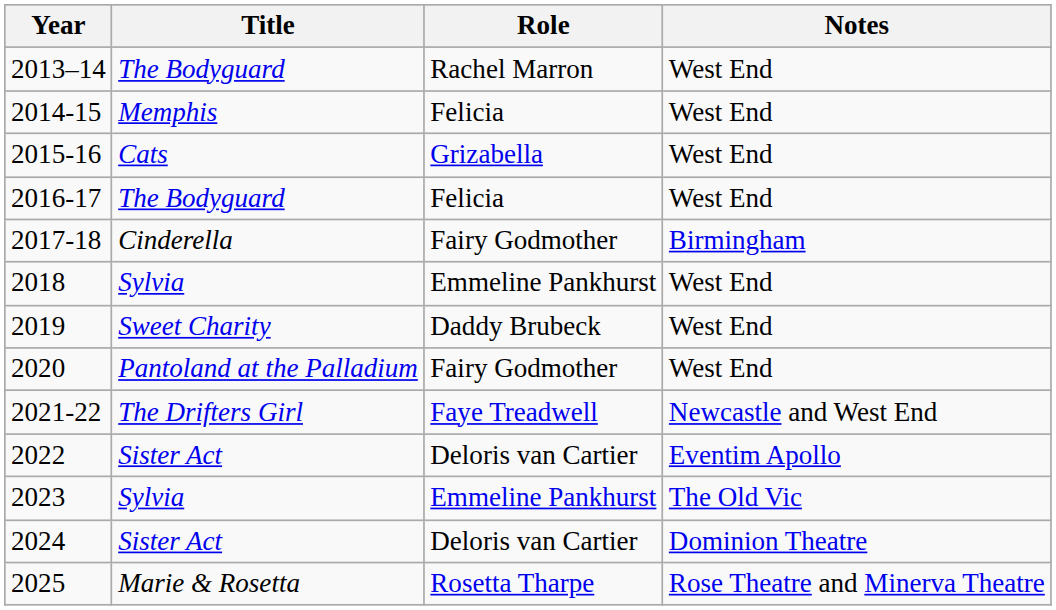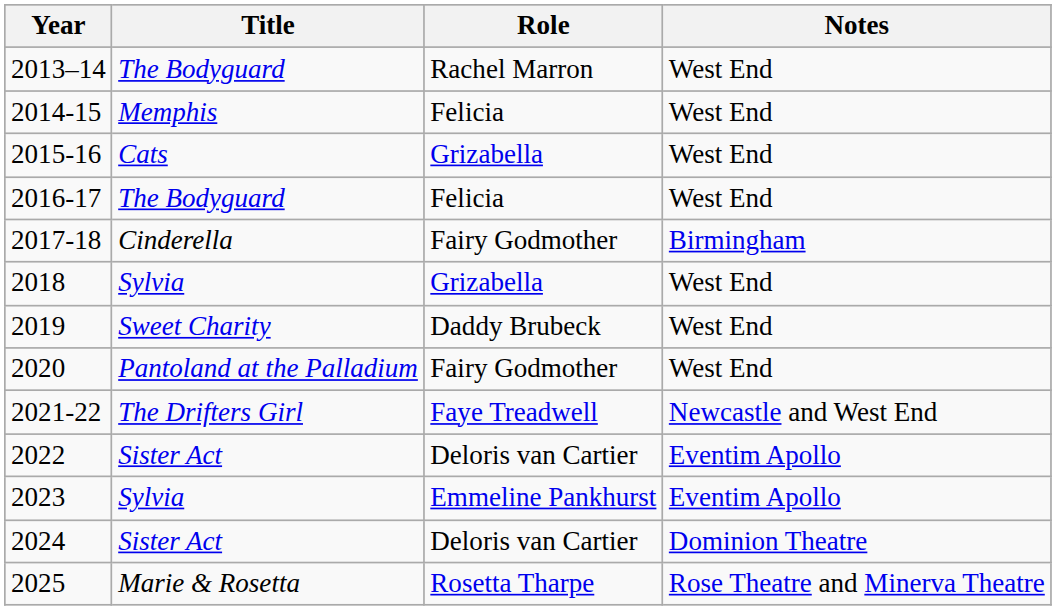(543, 283) Emmeline Pankhurst -> (487, 283) Grizabella
(735, 497) The Old Vic -> (755, 497) Eventim Apollo
